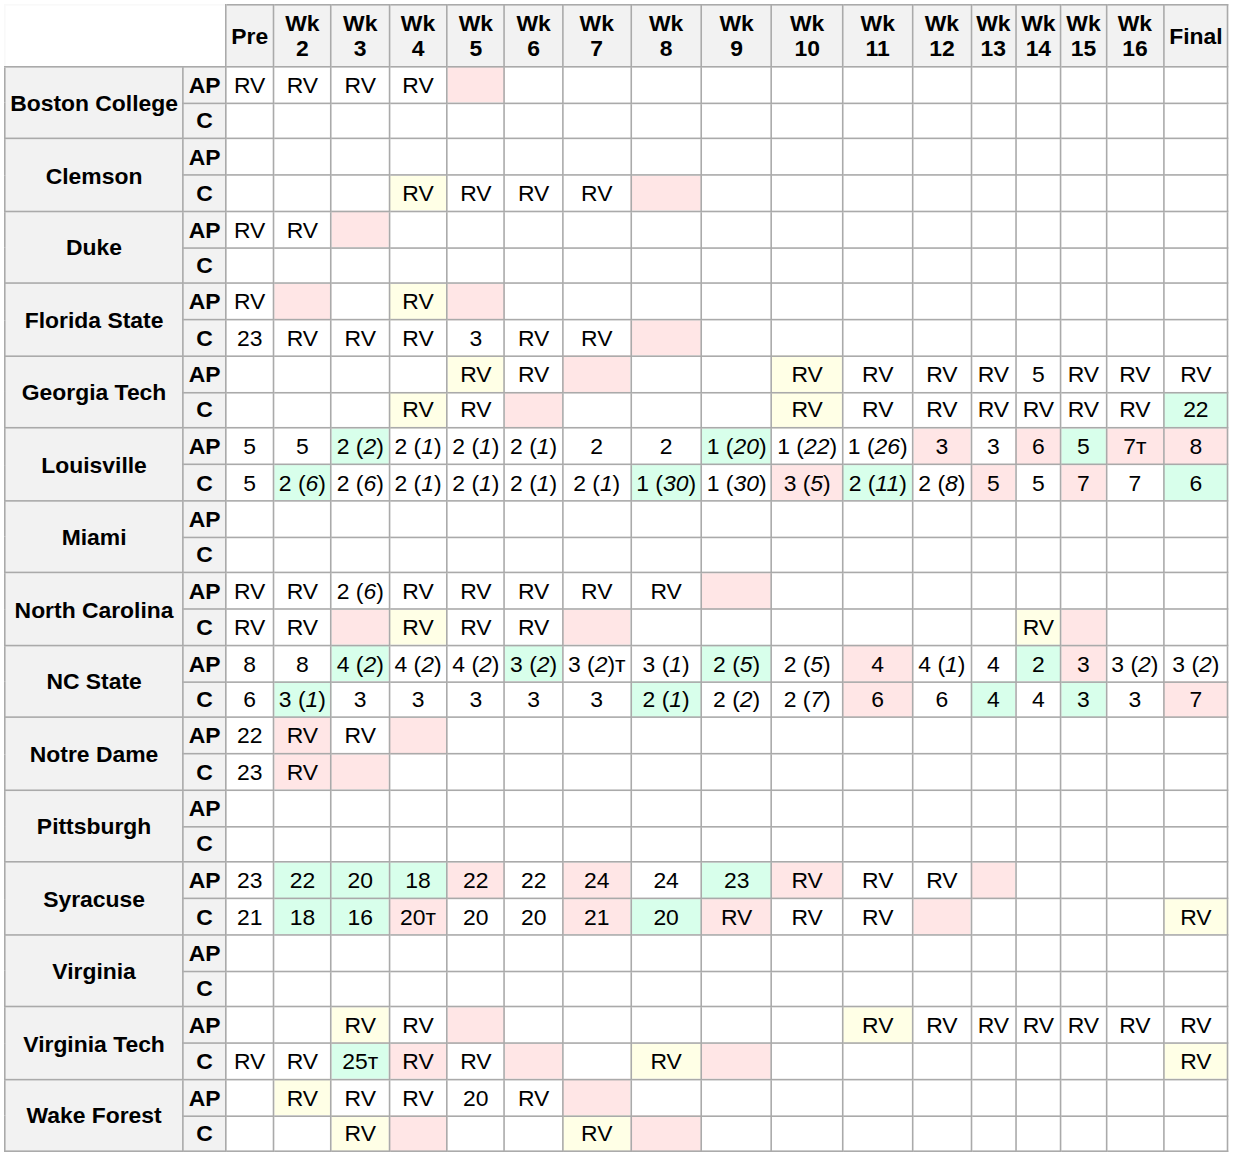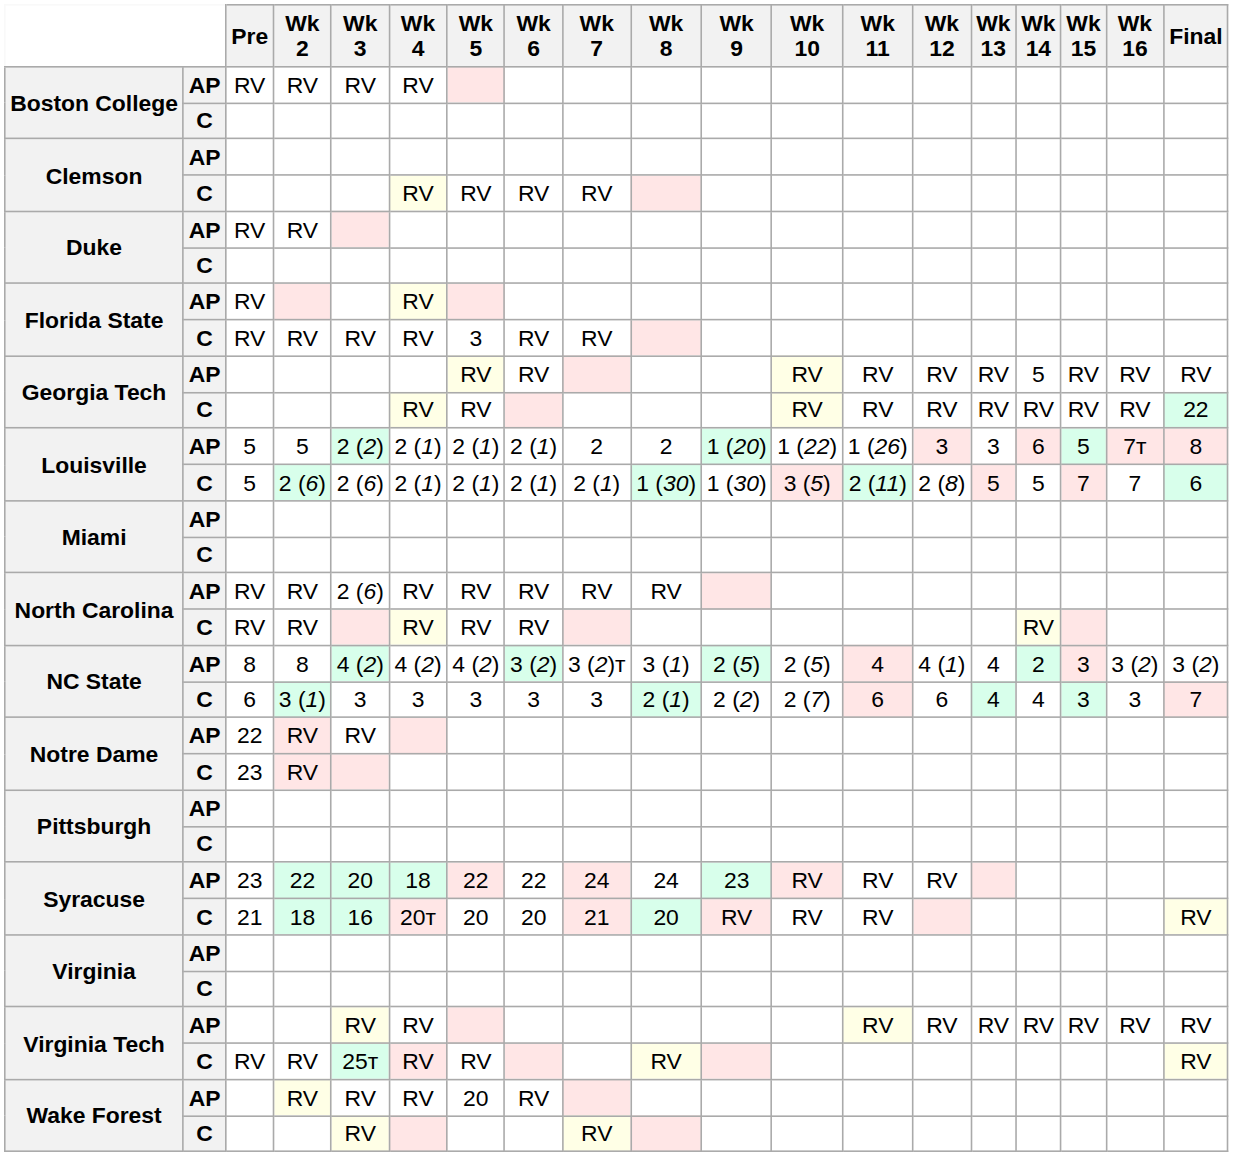(250, 338) 23 -> (250, 338) RV
